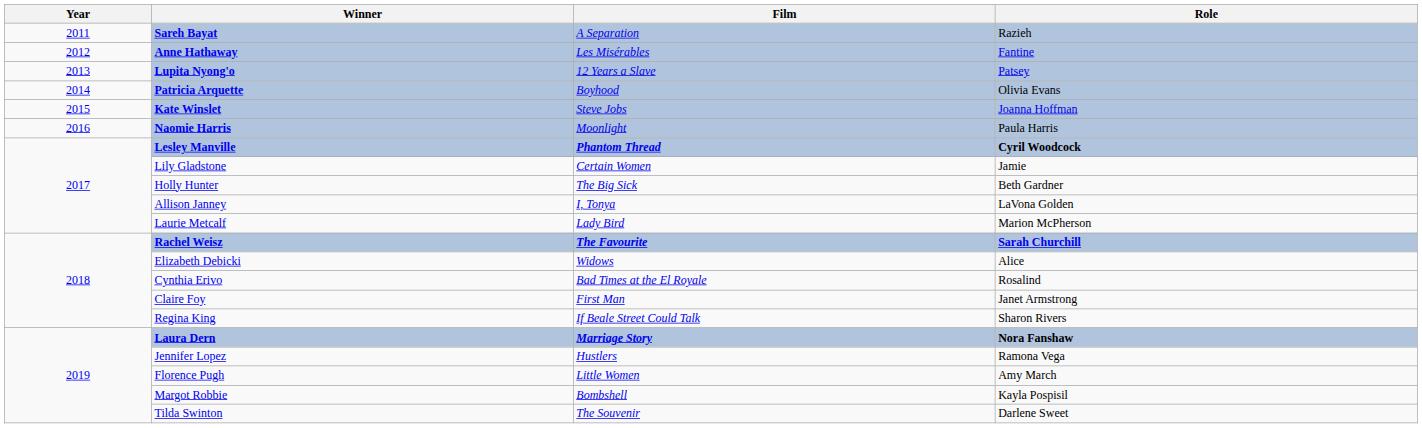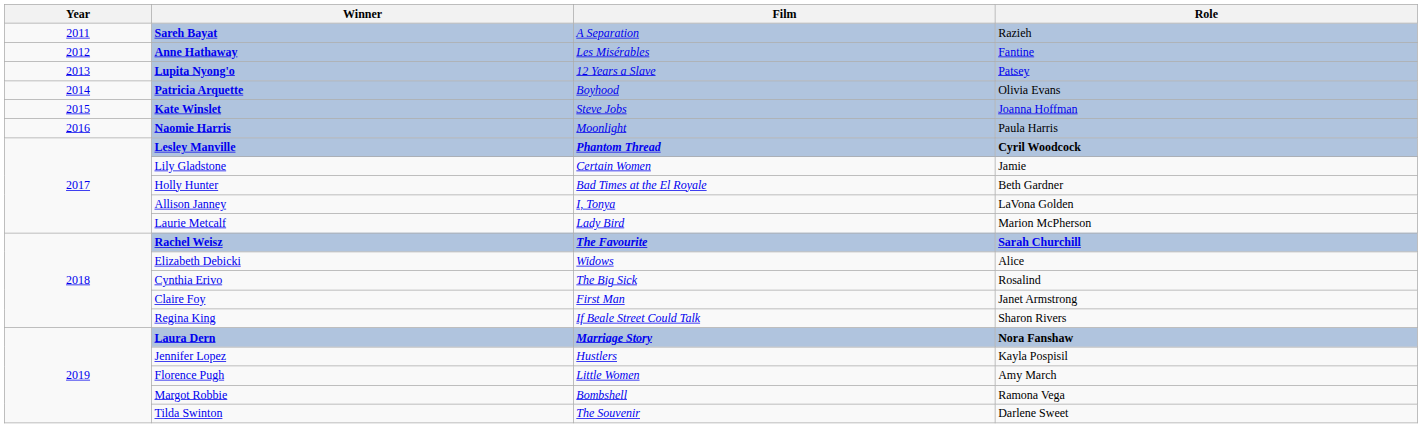(607, 185) The Big Sick -> (641, 185) Bad Times at the El Royale
(641, 280) Bad Times at the El Royale -> (607, 280) The Big Sick
(1032, 356) Ramona Vega -> (1033, 356) Kayla Pospisil
(1033, 394) Kayla Pospisil -> (1032, 394) Ramona Vega
